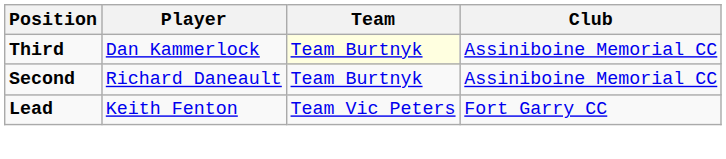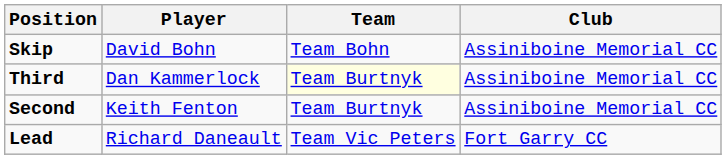+ row: (31, 50)
(194, 79) Richard Daneault -> (172, 109) Keith Fenton
(172, 109) Keith Fenton -> (194, 139) Richard Daneault
